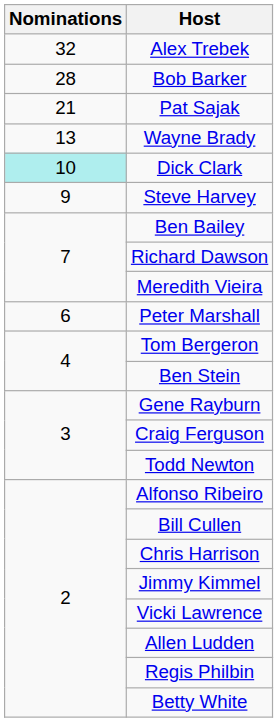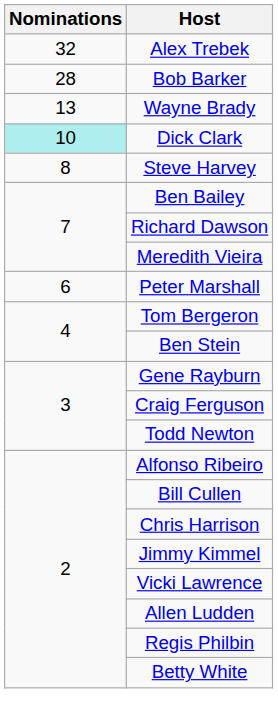- row: (200, 108)
(66, 197) 9 -> (66, 167) 8
